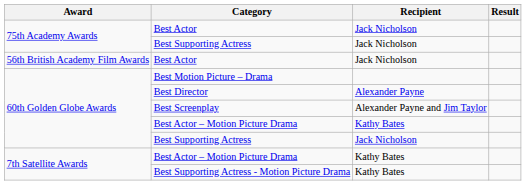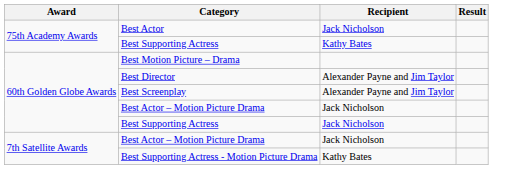(386, 44) Jack Nicholson -> (347, 44) Kathy Bates
- row: (78, 60)
(389, 92) Alexander Payne -> (388, 76) Alexander Payne and Jim Taylor
(380, 124) Kathy Bates -> (353, 108) Jack Nicholson
(380, 156) Kathy Bates -> (353, 140) Jack Nicholson
